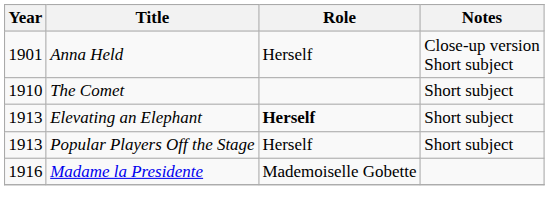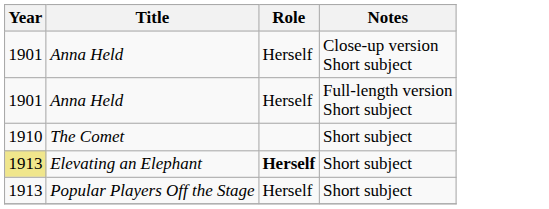+ row: (87, 100)
(25, 117) no background -> (25, 163) khaki background
- row: (127, 171)
